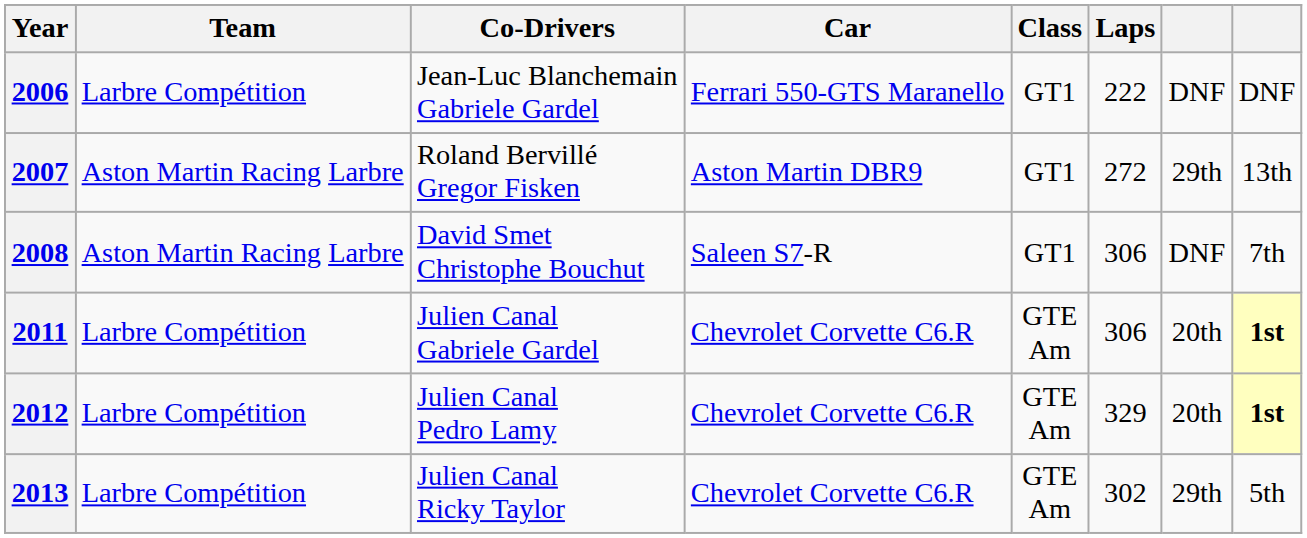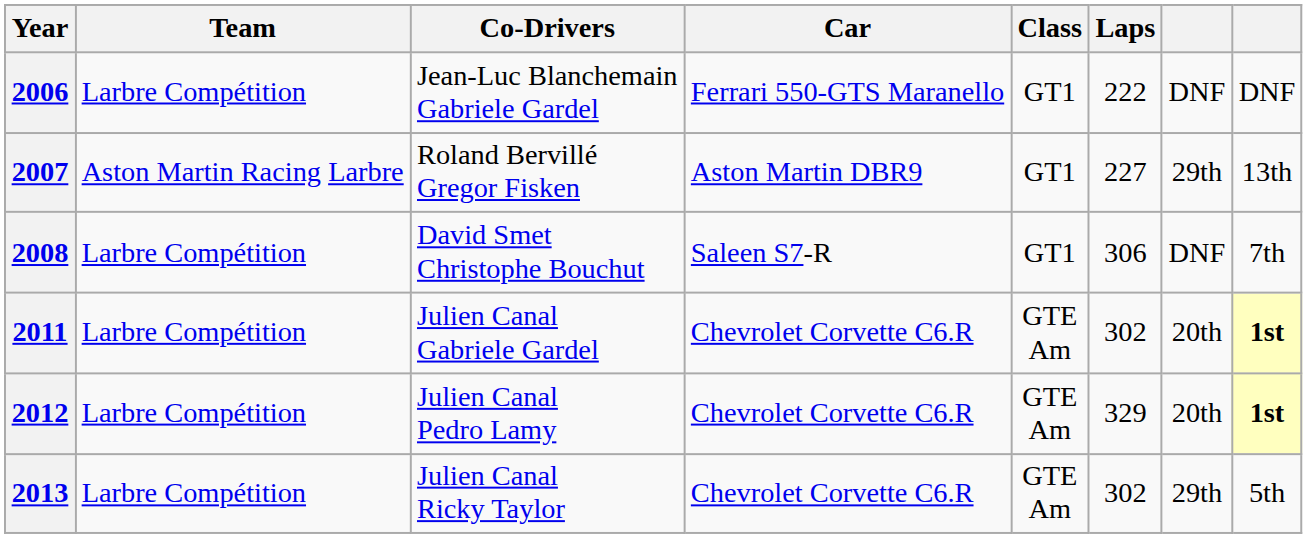(1125, 172) 272 -> (1125, 172) 227
(243, 252) Aston Martin Racing Larbre -> (194, 252) Larbre Compétition
(1125, 332) 306 -> (1125, 332) 302
